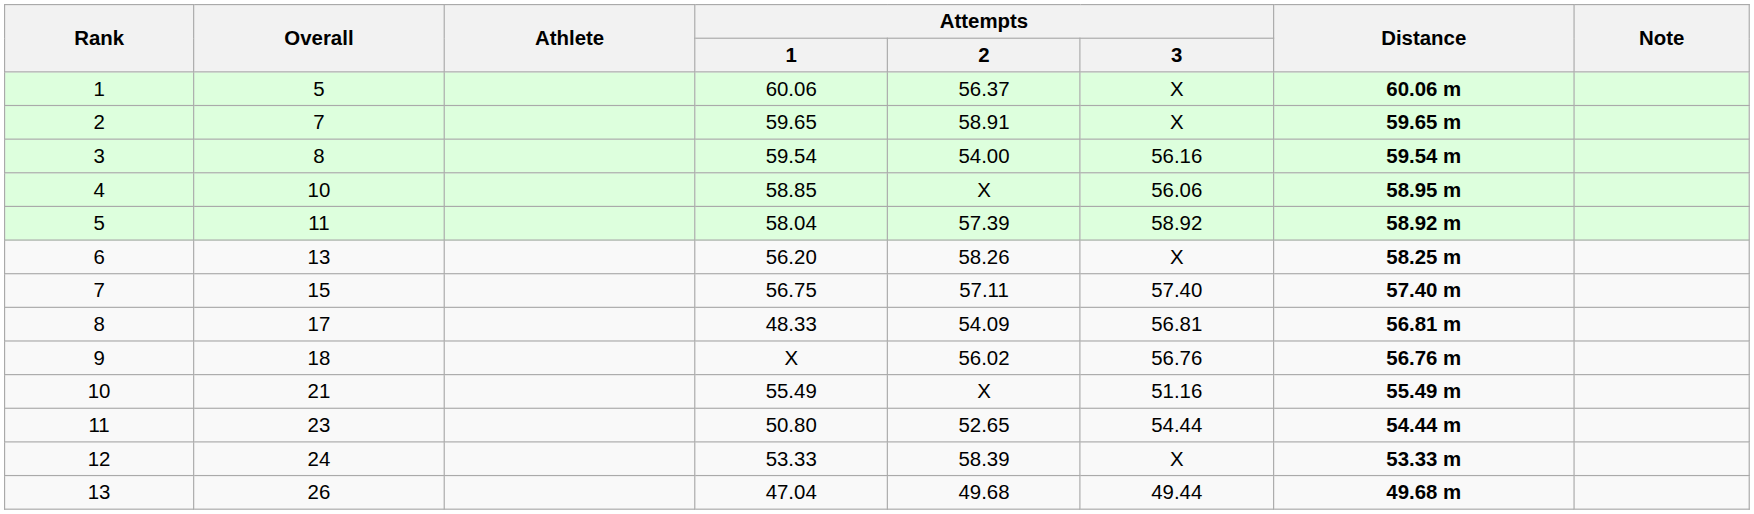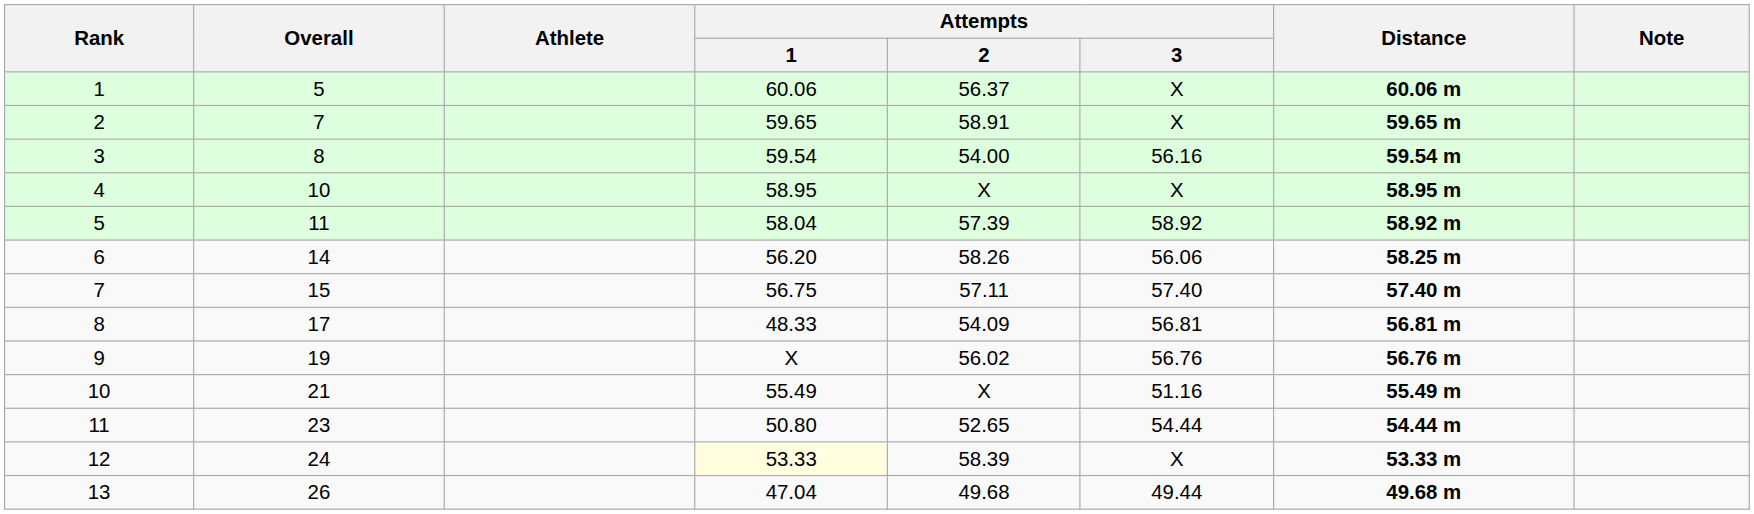(791, 189) 58.85 -> (791, 189) 58.95
(1177, 189) 56.06 -> (1177, 189) X
(319, 256) 13 -> (319, 256) 14
(1177, 256) X -> (1177, 256) 56.06
(319, 357) 18 -> (319, 357) 19
(791, 458) no background -> (791, 458) lightyellow background
